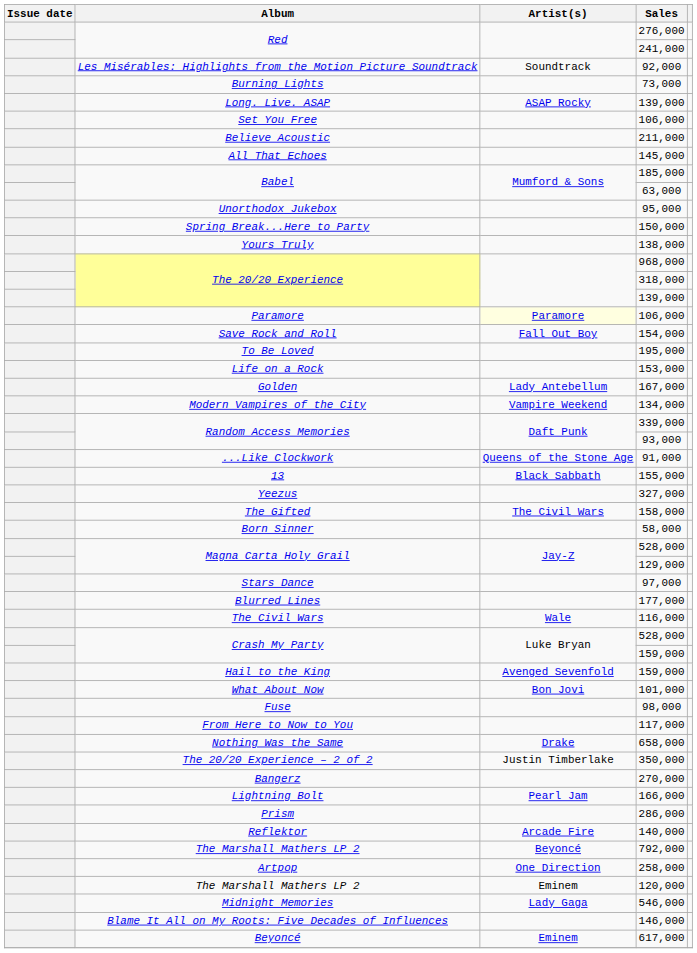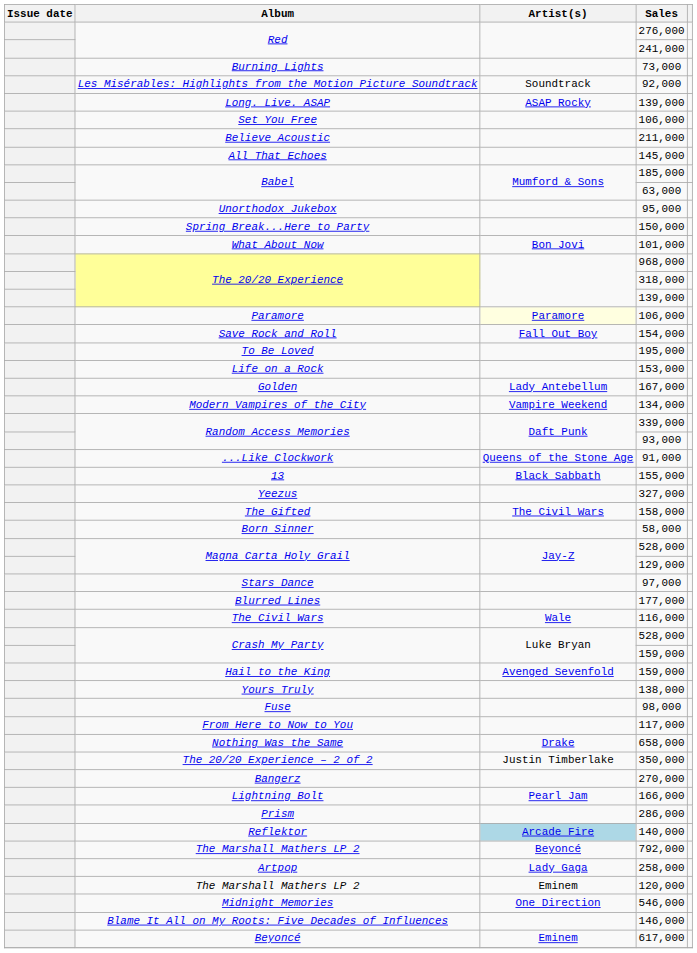rows swapped: (278, 67) <-> (278, 85)
rows swapped: (278, 690) <-> (278, 245)
(558, 832) no background -> (558, 832) lightblue background
(558, 868) One Direction -> (558, 868) Lady Gaga
(558, 903) Lady Gaga -> (558, 903) One Direction
